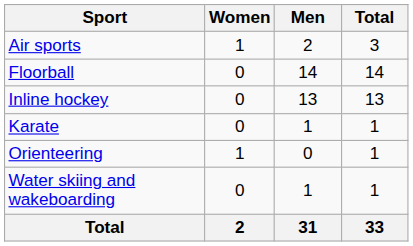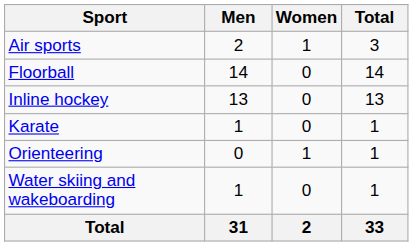columns swapped: (308, 18) <-> (240, 18)
